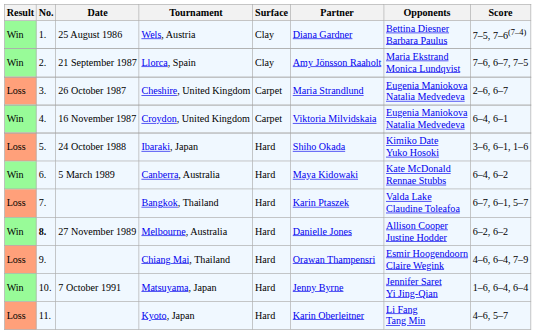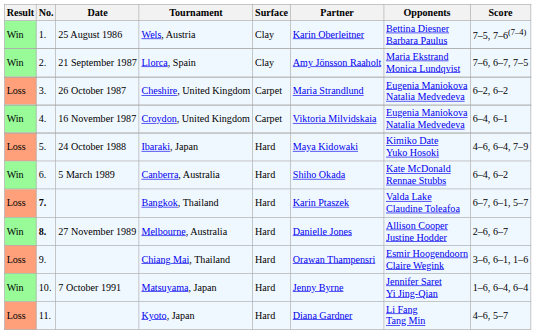(323, 34) Diana Gardner -> (328, 34) Karin Oberleitner
(490, 90) 2–6, 6–7 -> (490, 90) 6–2, 6–2
(319, 146) Shiho Okada -> (325, 146) Maya Kidowaki
(500, 146) 3–6, 6–1, 1–6 -> (500, 146) 4–6, 6–4, 7–9
(325, 174) Maya Kidowaki -> (319, 174) Shiho Okada
(43, 202) normal -> (43, 202) bold
(490, 230) 6–2, 6–2 -> (490, 230) 2–6, 6–7
(500, 258) 4–6, 6–4, 7–9 -> (500, 258) 3–6, 6–1, 1–6
(328, 315) Karin Oberleitner -> (323, 315) Diana Gardner
